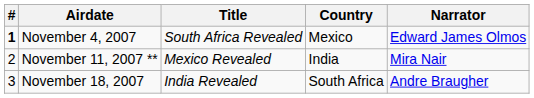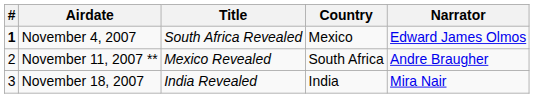(324, 59) India -> (346, 59) South Africa
(418, 59) Mira Nair -> (439, 59) Andre Braugher
(346, 81) South Africa -> (324, 81) India
(439, 81) Andre Braugher -> (418, 81) Mira Nair
